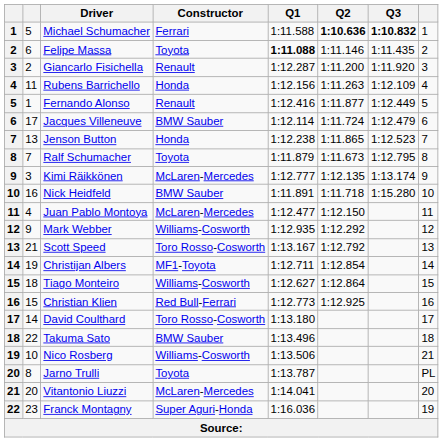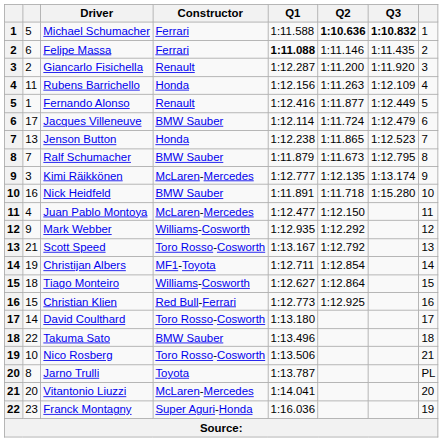(172, 49) Toyota -> (172, 49) Ferrari
(172, 157) Toyota -> (189, 157) BMW Sauber
(203, 355) Williams-Cosworth -> (210, 355) Toro Rosso-Cosworth
